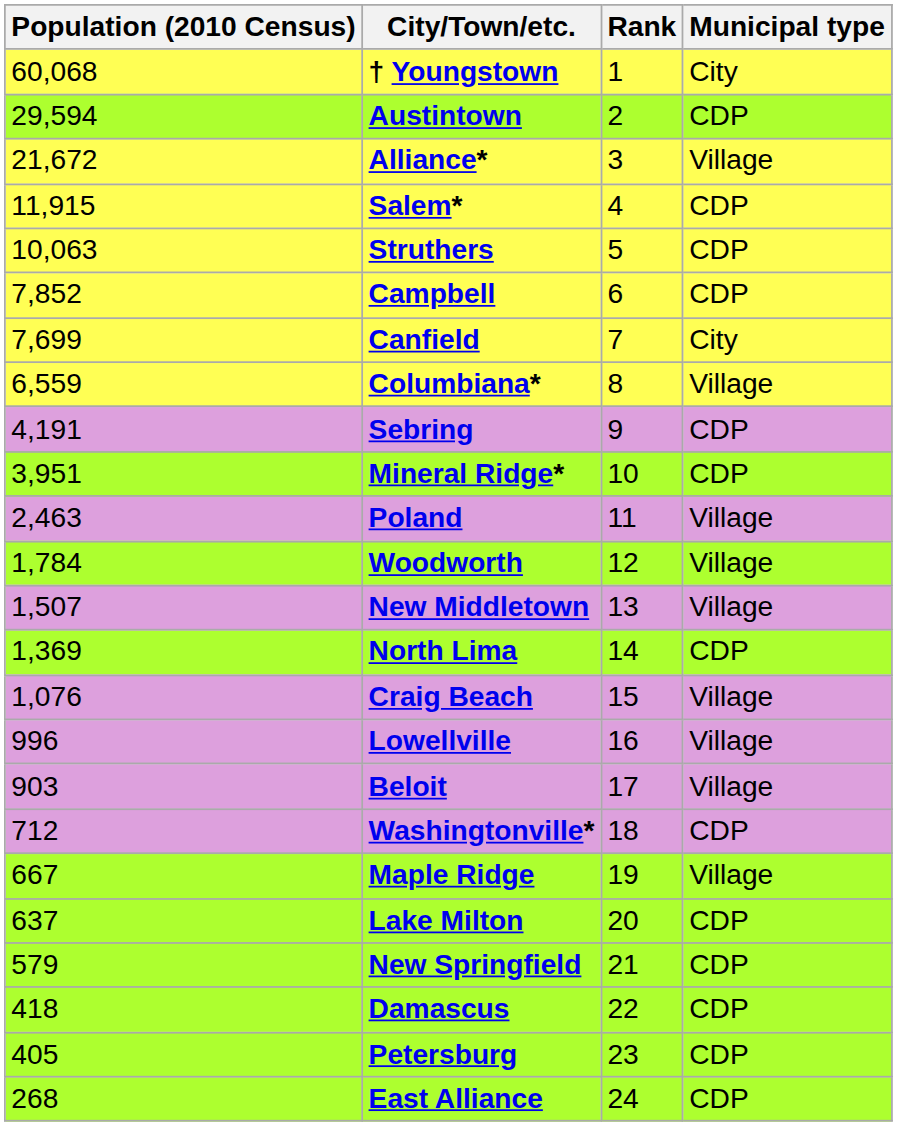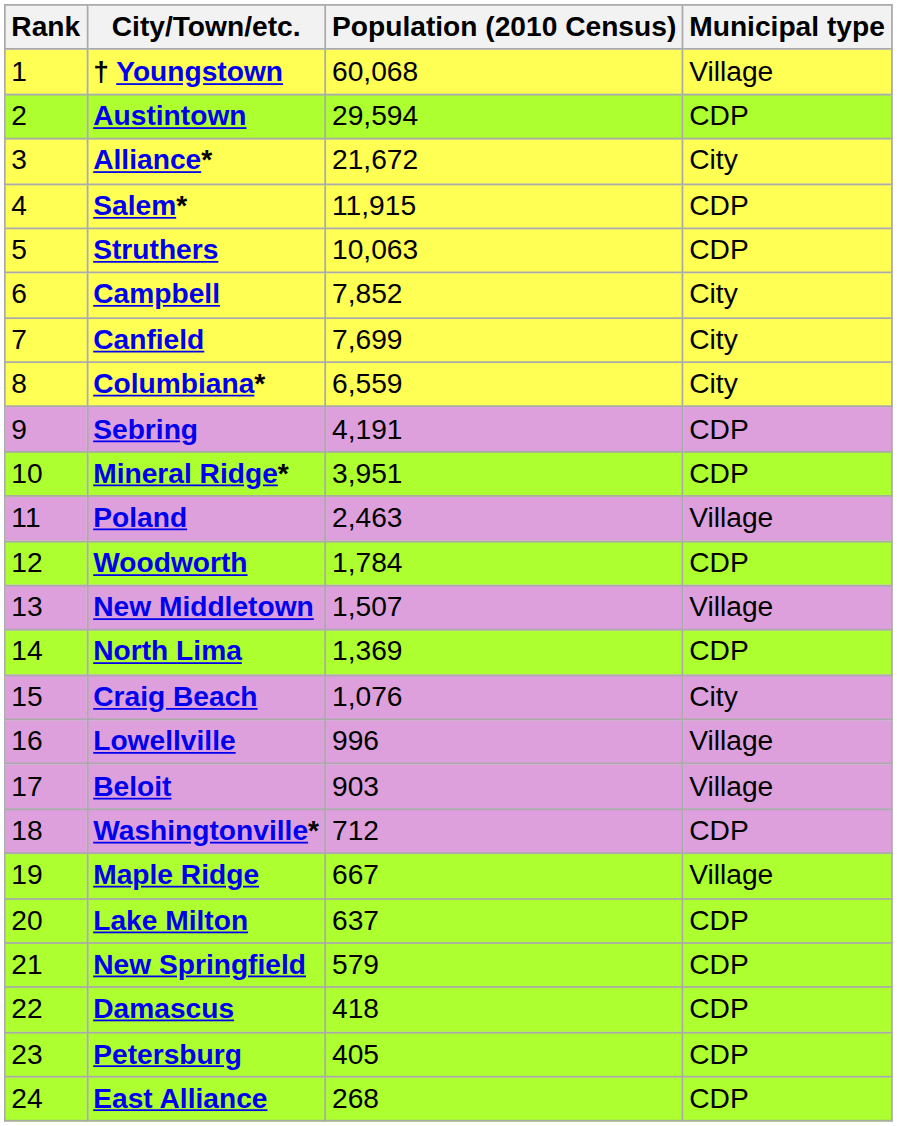columns swapped: (642, 26) <-> (183, 26)
(714, 71) City -> (731, 71) Village
(731, 160) Village -> (714, 160) City
(719, 294) CDP -> (714, 294) City
(731, 384) Village -> (714, 384) City
(731, 562) Village -> (719, 562) CDP
(731, 696) Village -> (714, 696) City
